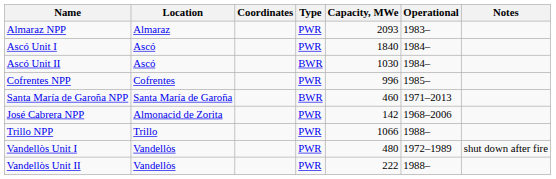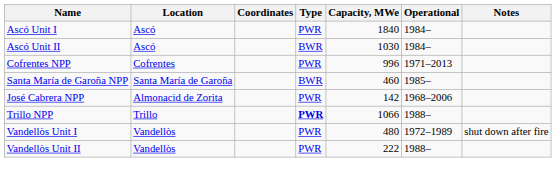- row: (36, 30)
(417, 81) 1985– -> (428, 64) 1971–2013
(427, 98) 1971–2013 -> (417, 81) 1985–
(310, 132) normal -> (311, 115) bold
